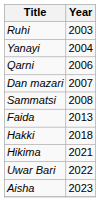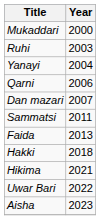+ row: (33, 30)
(81, 100) 2008 -> (80, 118) 2011
